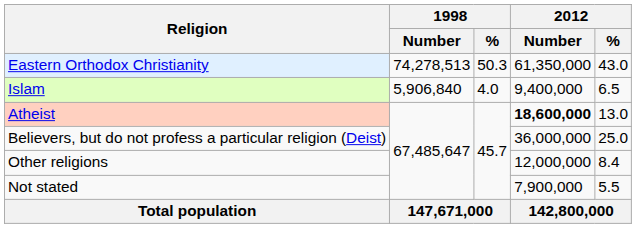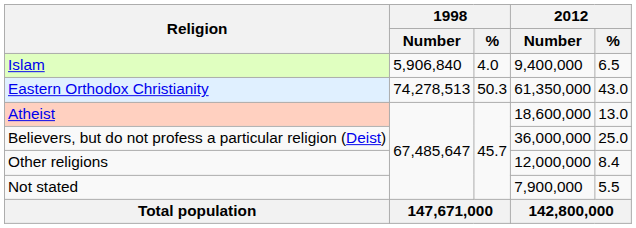rows swapped: (108, 65) <-> (26, 89)
(553, 114) bold -> (553, 114) normal
